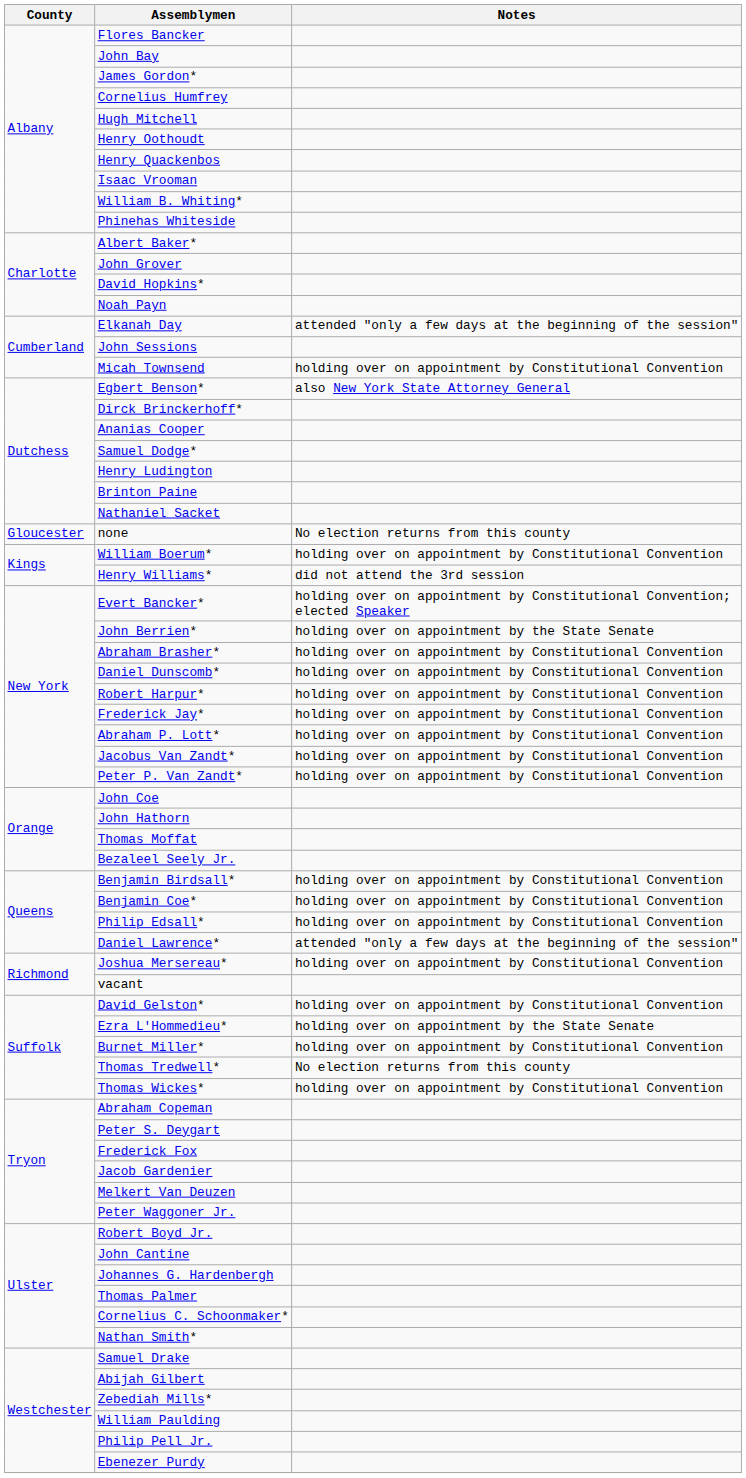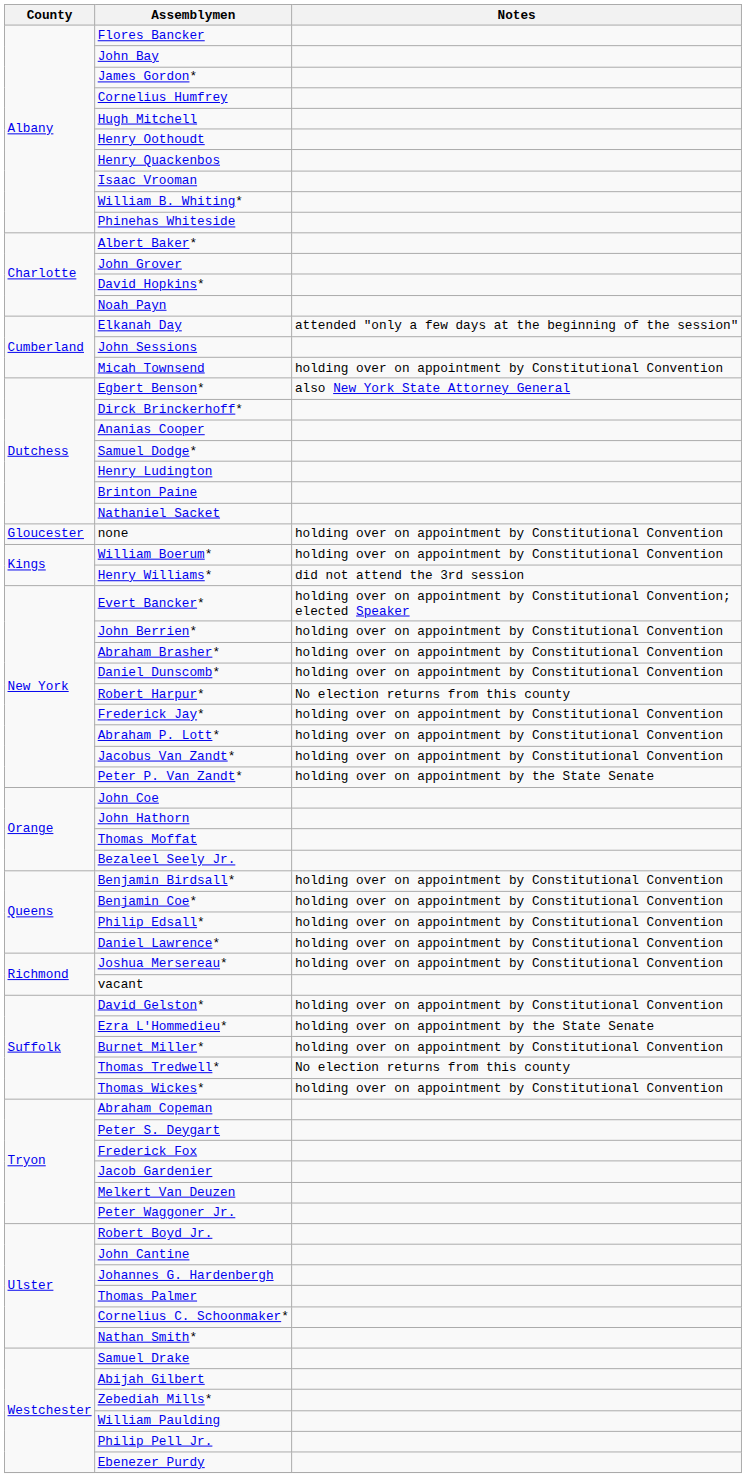(433, 534) No election returns from this county -> (509, 534) holding over on appointment by Constitutional Convention
(475, 632) holding over on appointment by the State Senate -> (509, 632) holding over on appointment by Constitutional Convention
(509, 694) holding over on appointment by Constitutional Convention -> (433, 694) No election returns from this county
(509, 777) holding over on appointment by Constitutional Convention -> (475, 777) holding over on appointment by the State Senate
(517, 943) attended "only a few days at the beginning of the session" -> (509, 943) holding over on appointment by Constitutional Convention
